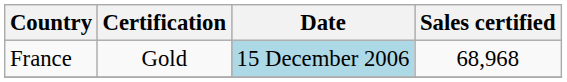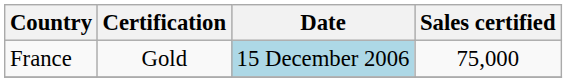(488, 58) 68,968 -> (488, 58) 75,000
